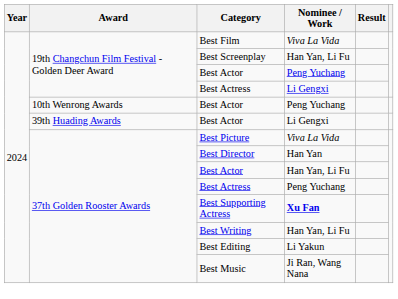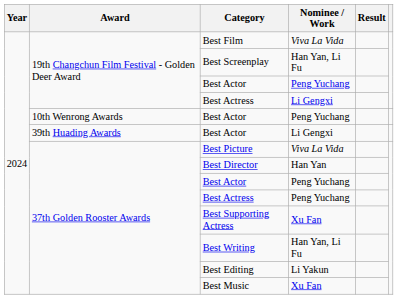(318, 170) Han Yan, Li Fu -> (320, 181) Peng Yuchang
(303, 208) bold -> (306, 220) normal
(314, 268) Ji Ran, Wang Nana -> (306, 286) Xu Fan
